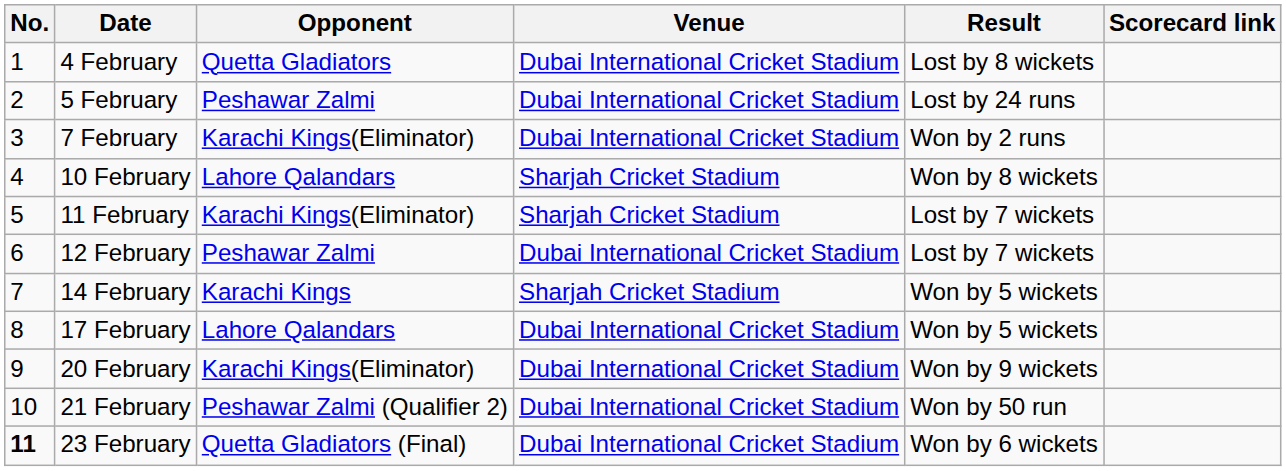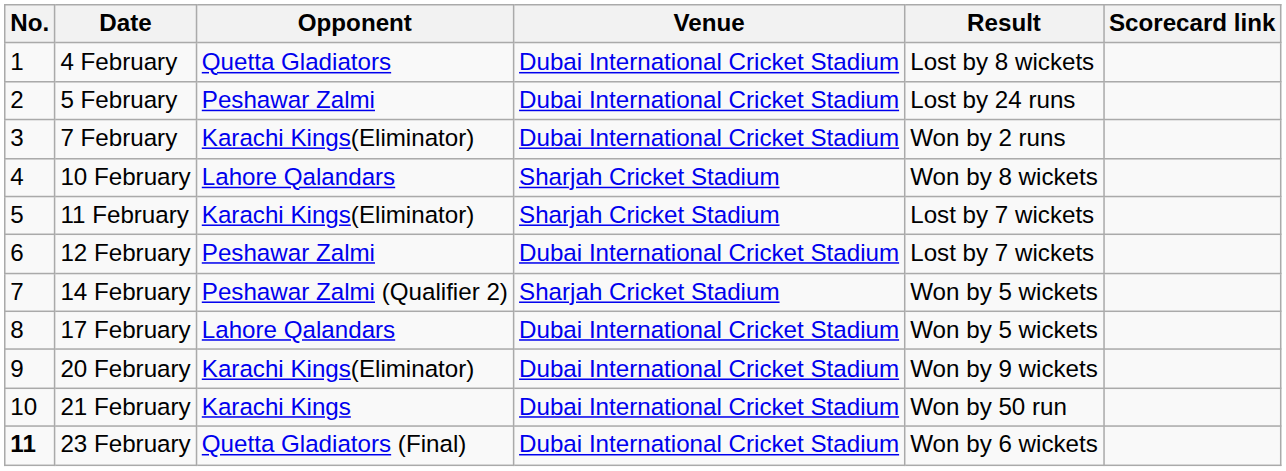(276, 291) Karachi Kings -> (355, 291) Peshawar Zalmi (Qualifier 2)
(355, 406) Peshawar Zalmi (Qualifier 2) -> (276, 406) Karachi Kings
